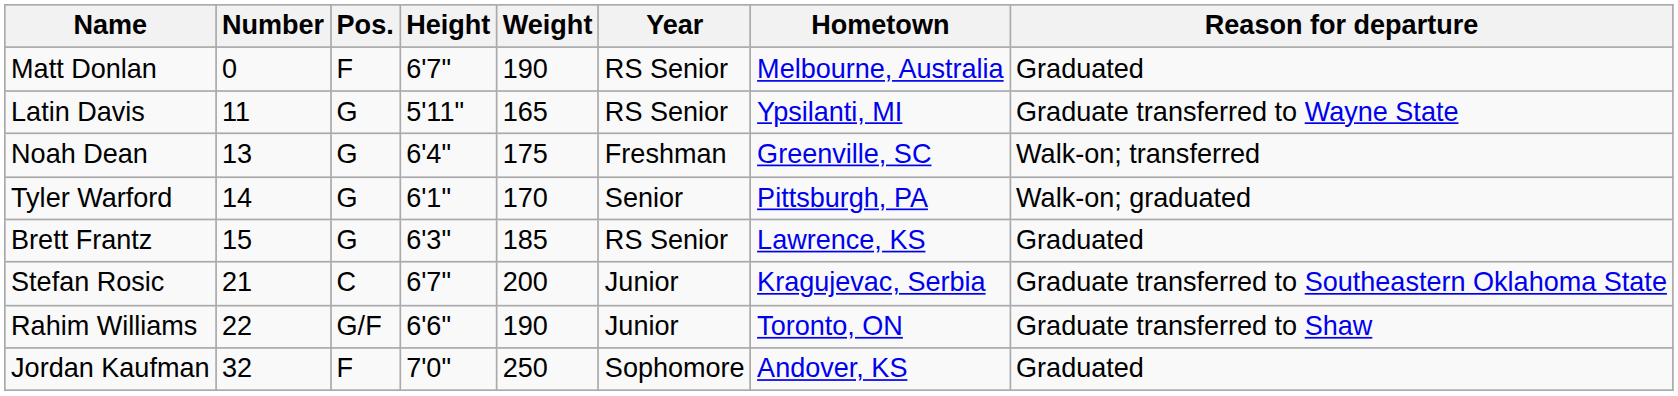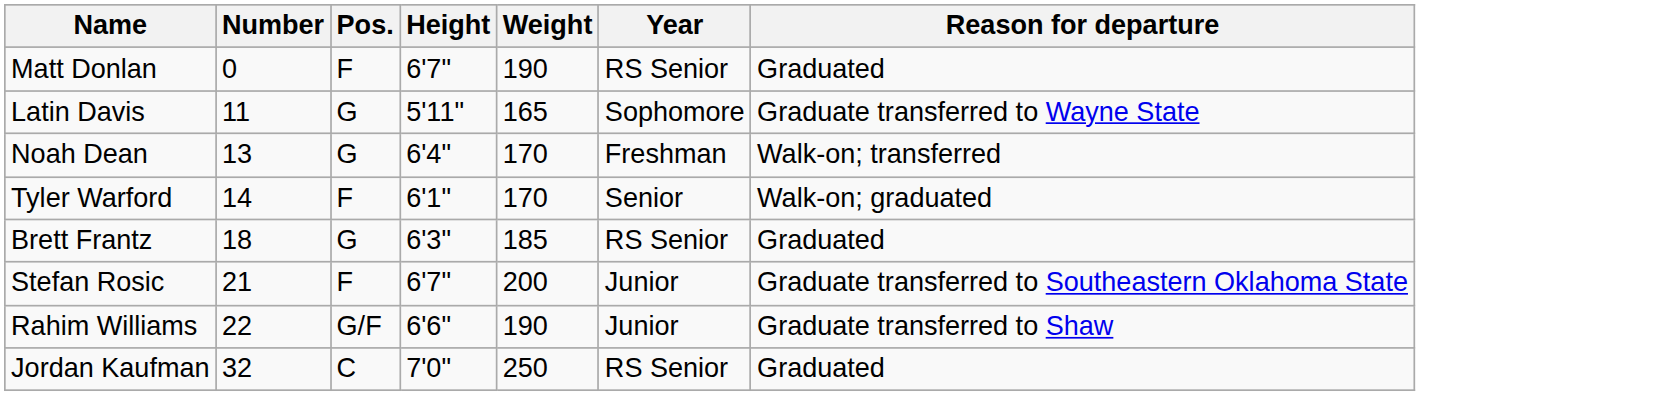- column: (880, 25)
(666, 111) RS Senior -> (675, 111) Sophomore
(525, 154) 175 -> (525, 154) 170
(347, 197) G -> (345, 197) F
(237, 240) 15 -> (237, 240) 18
(346, 283) C -> (345, 283) F
(345, 369) F -> (346, 369) C
(675, 369) Sophomore -> (666, 369) RS Senior
